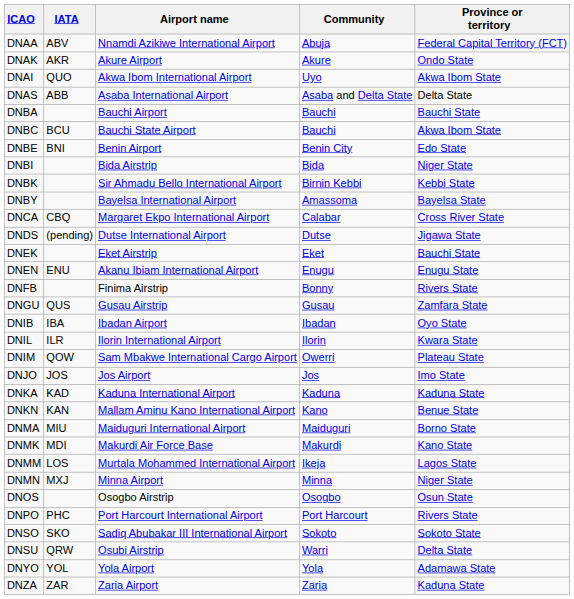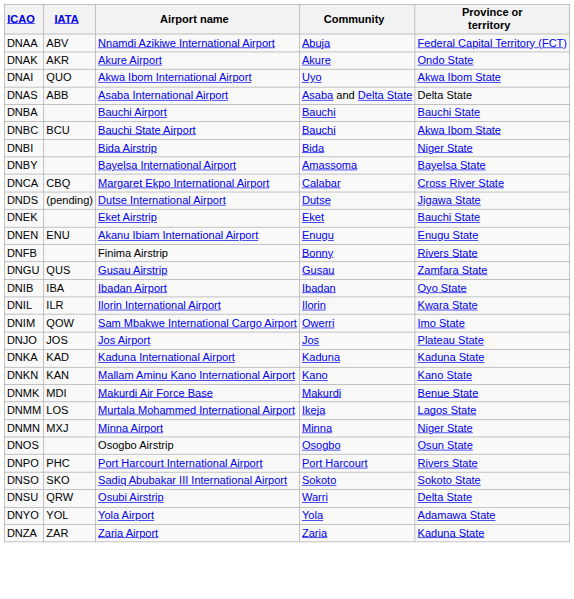- row: (22, 148)
- row: (22, 183)
(451, 358) Plateau State -> (441, 323) Imo State
(441, 375) Imo State -> (451, 340) Plateau State
(448, 410) Benue State -> (445, 375) Kano State
- row: (23, 428)
(445, 445) Kano State -> (448, 393) Benue State
